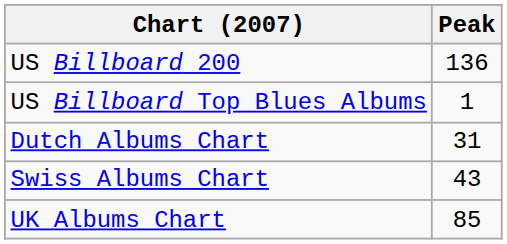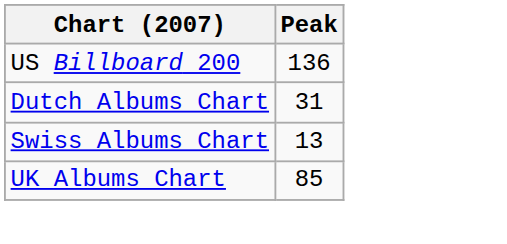- row: (219, 102)
(467, 180) 43 -> (309, 141) 13
